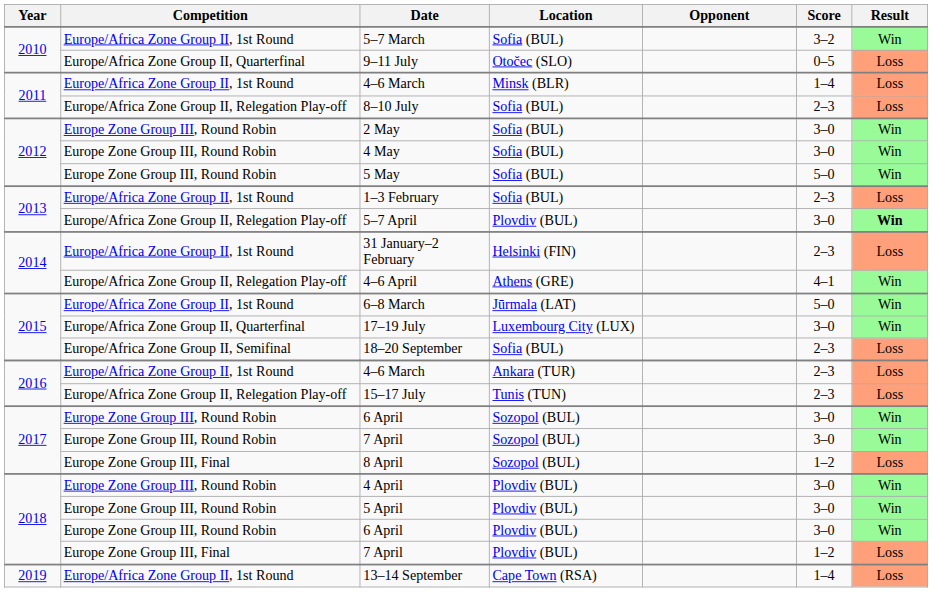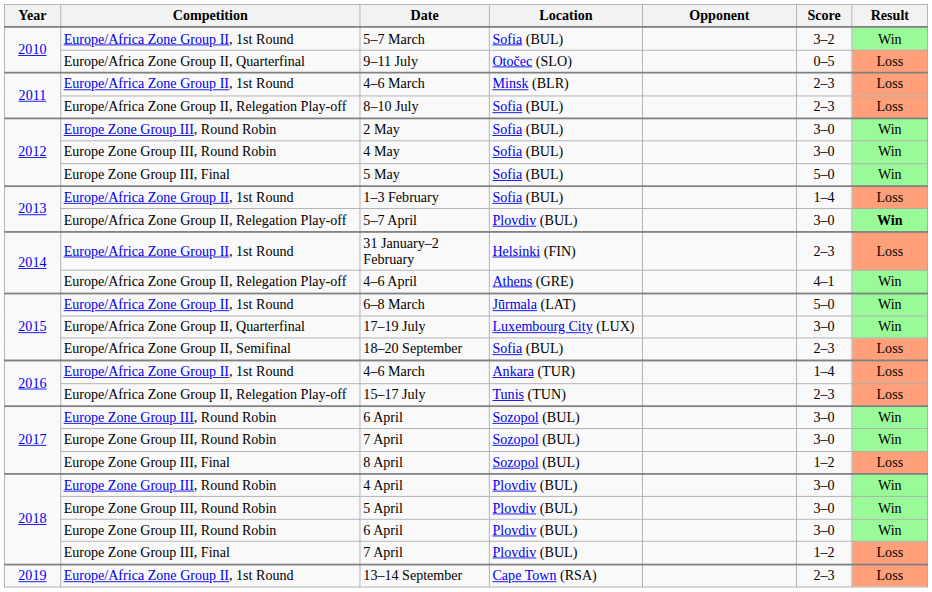(824, 84) 1–4 -> (824, 84) 2–3
(170, 174) Europe Zone Group III, Round Robin -> (147, 174) Europe Zone Group III, Final
(824, 197) 2–3 -> (824, 197) 1–4
(824, 372) 2–3 -> (824, 372) 1–4
(824, 575) 1–4 -> (824, 575) 2–3
